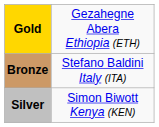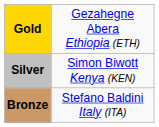rows swapped: (28, 104) <-> (28, 70)
